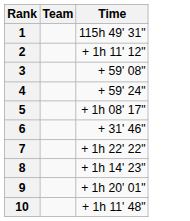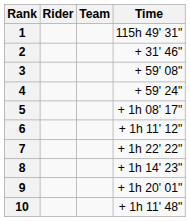+ column: (58, 14)
(114, 52) + 1h 11' 12" -> (159, 52) + 31' 46"
(122, 129) + 31' 46" -> (151, 129) + 1h 11' 12"
